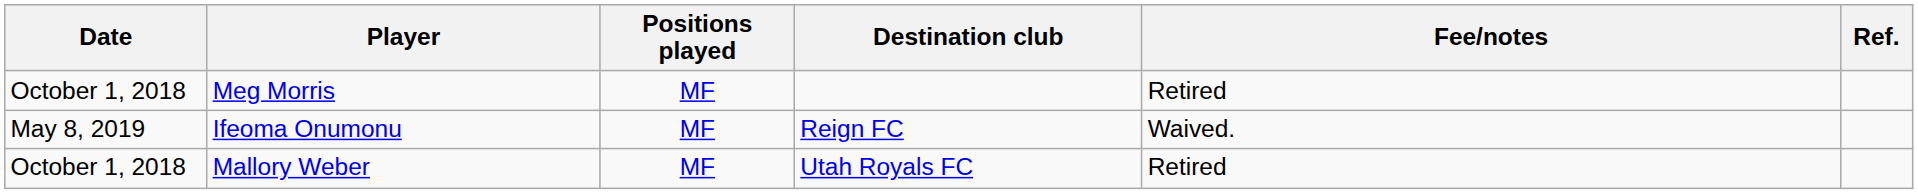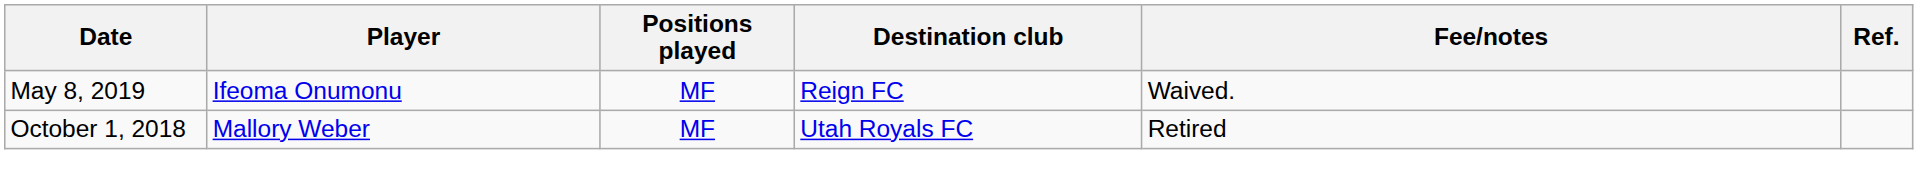- row: (274, 90)
